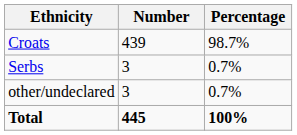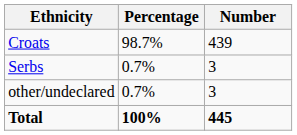columns swapped: (161, 17) <-> (248, 17)
